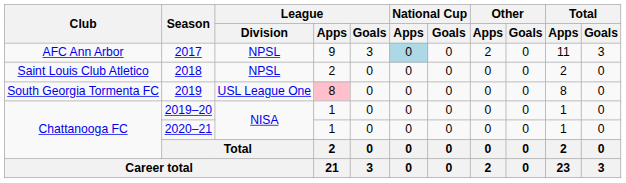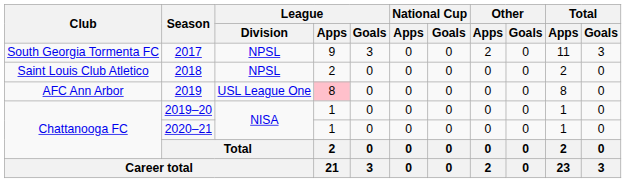(83, 52) AFC Ann Arbor -> (83, 52) South Georgia Tormenta FC
(409, 52) lightblue background -> (409, 52) no background
(83, 91) South Georgia Tormenta FC -> (83, 91) AFC Ann Arbor
